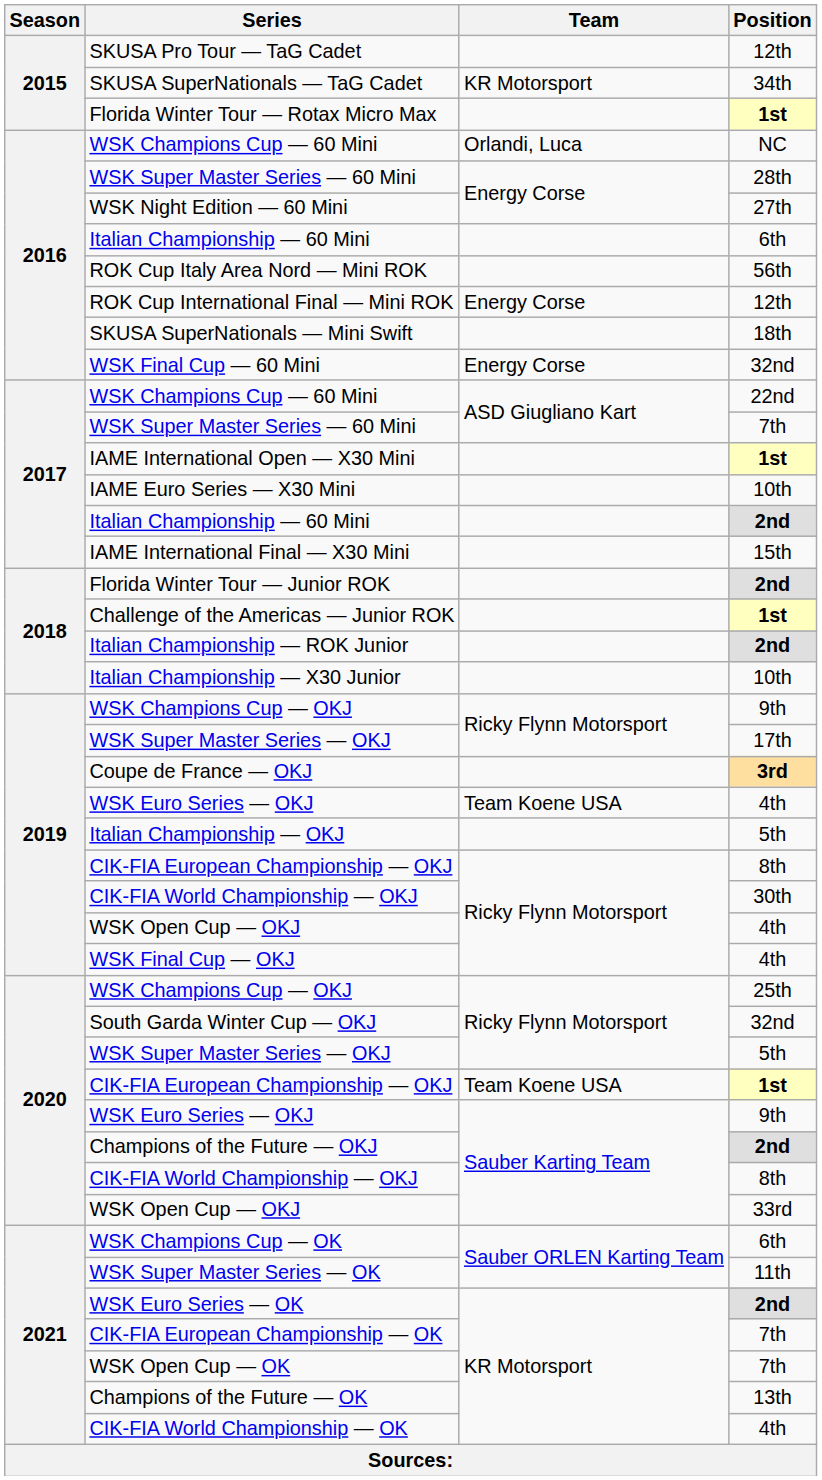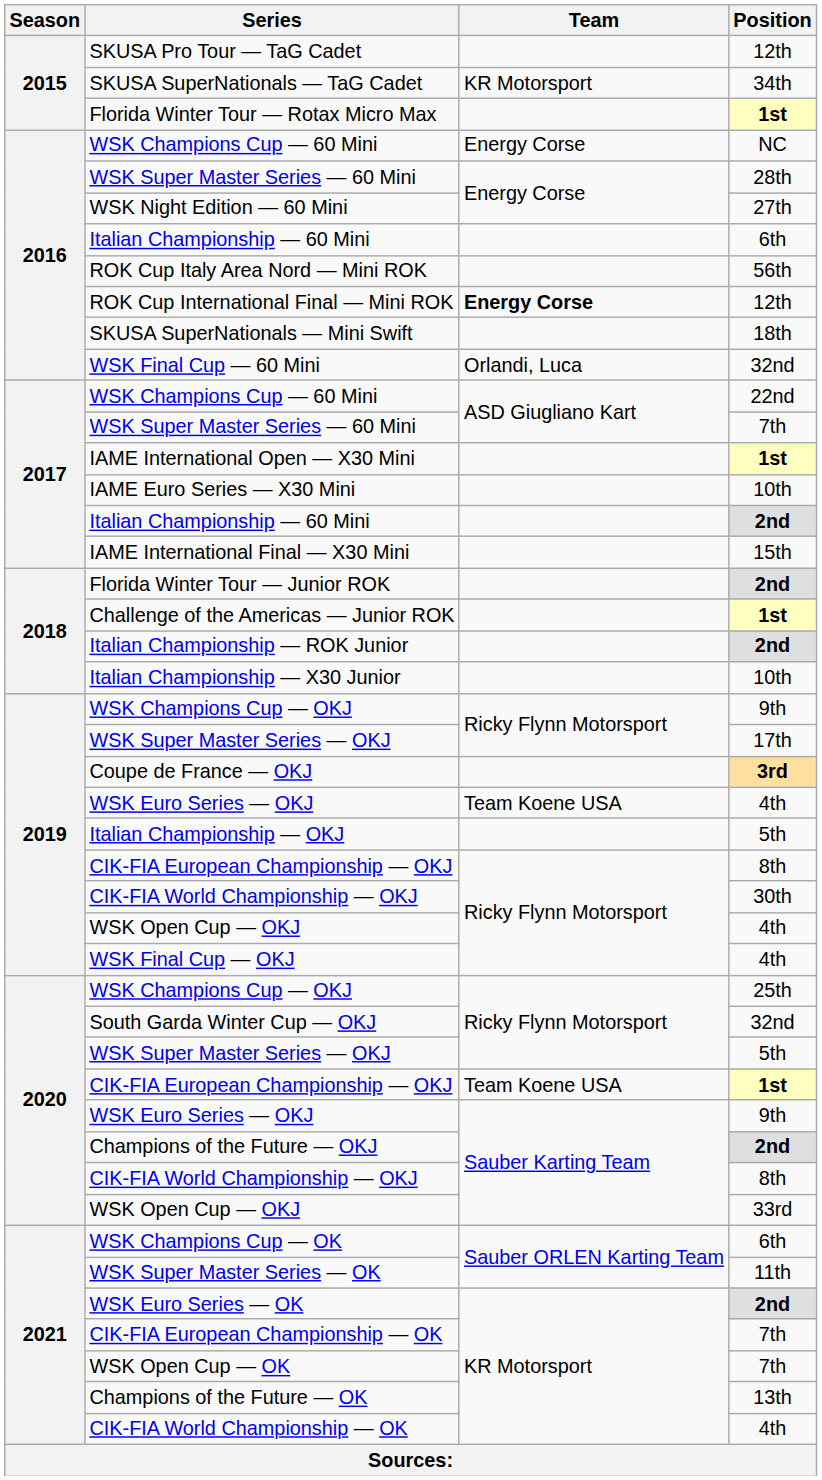(523, 145) Orlandi, Luca -> (525, 145) Energy Corse
(525, 302) normal -> (529, 302) bold
(525, 364) Energy Corse -> (523, 364) Orlandi, Luca
